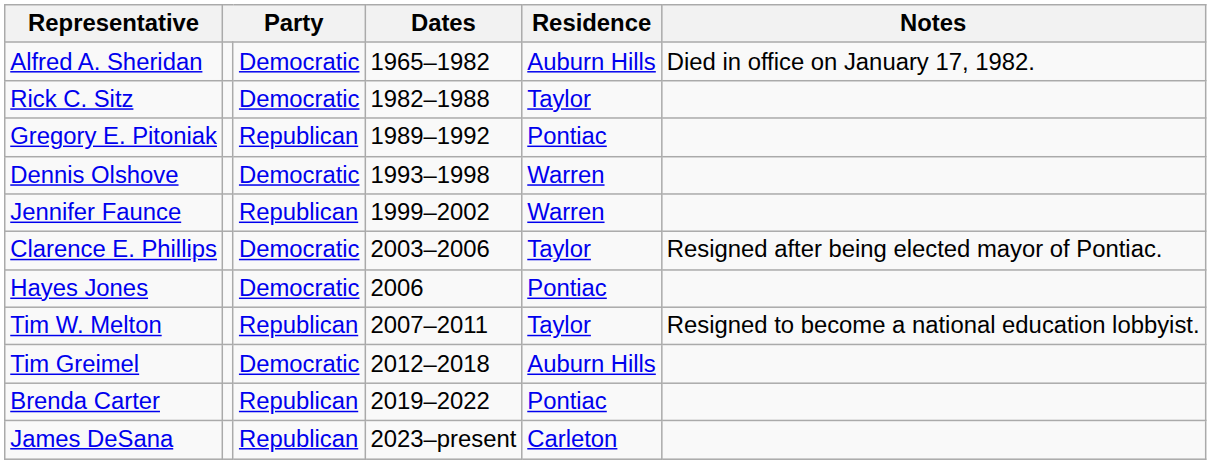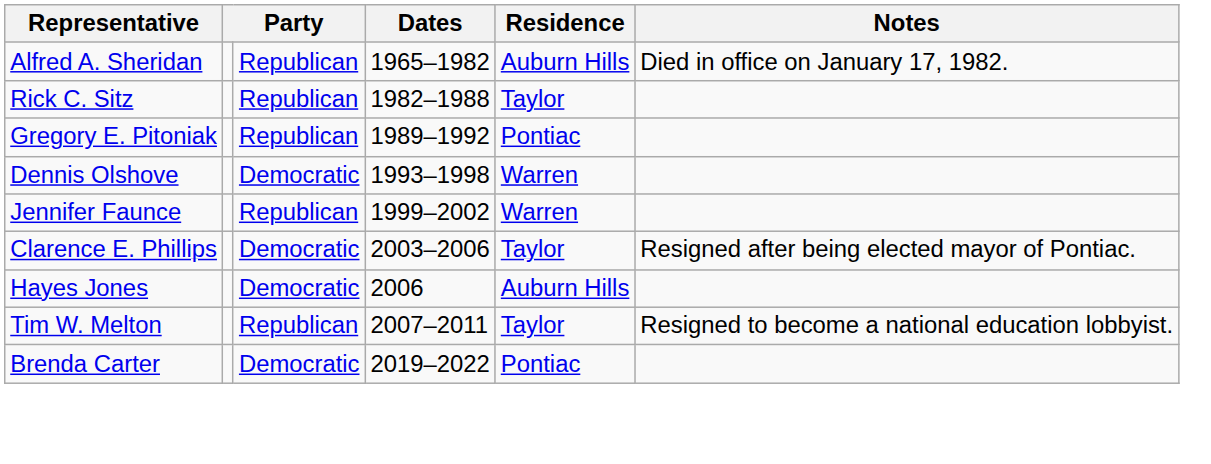(299, 61) Democratic -> (299, 61) Republican
(299, 99) Democratic -> (299, 99) Republican
(567, 288) Pontiac -> (565, 288) Auburn Hills
- row: (75, 363)
(299, 401) Republican -> (299, 363) Democratic
- row: (92, 439)
